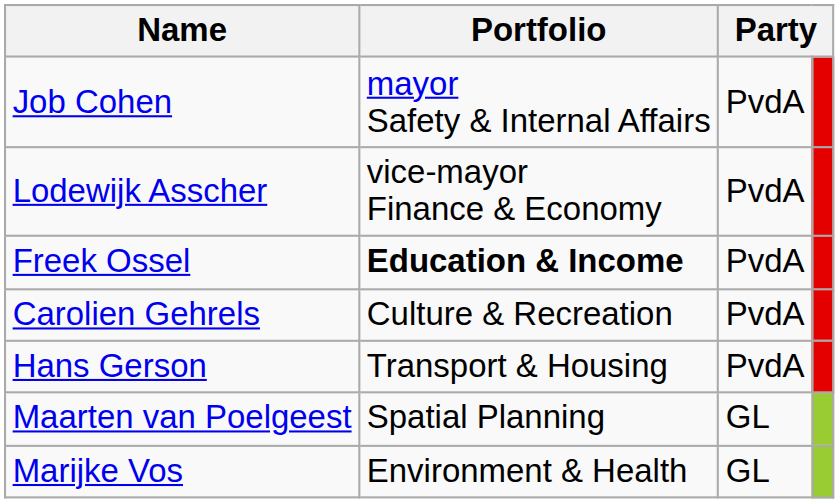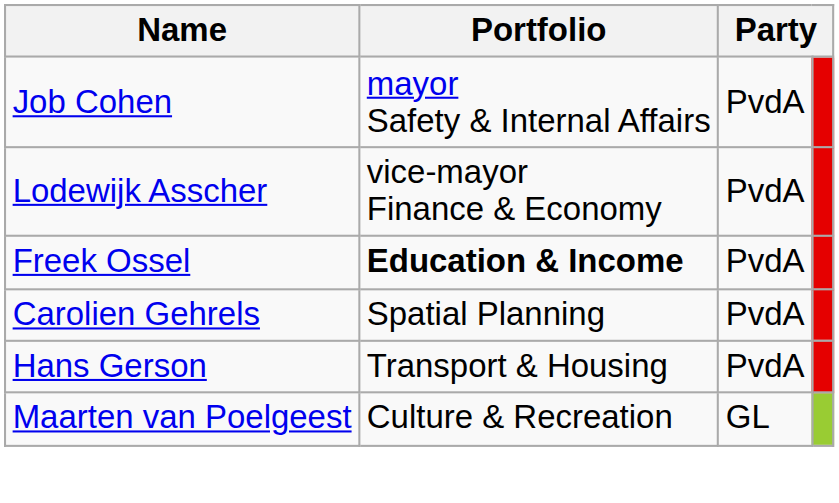(520, 313) Culture & Recreation -> (486, 313) Spatial Planning
(486, 418) Spatial Planning -> (520, 418) Culture & Recreation
- row: (98, 470)
